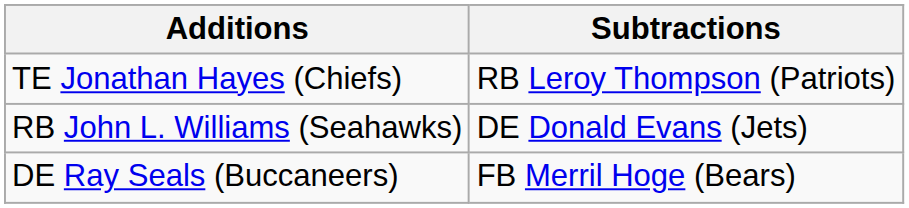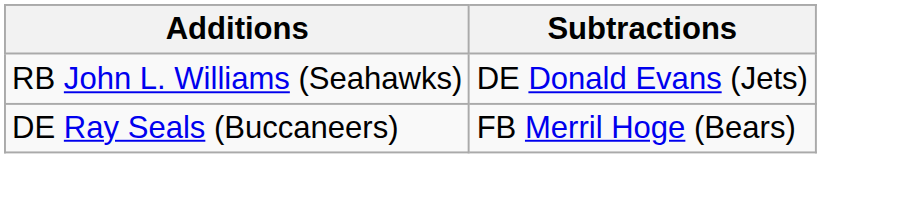- row: (207, 78)
